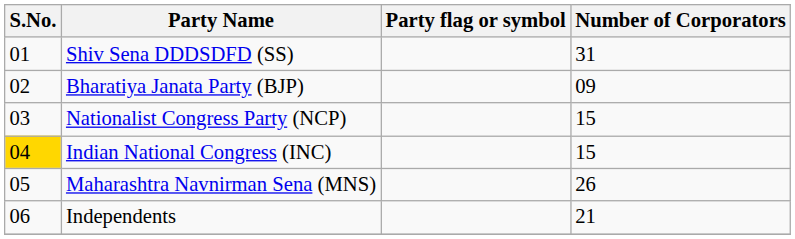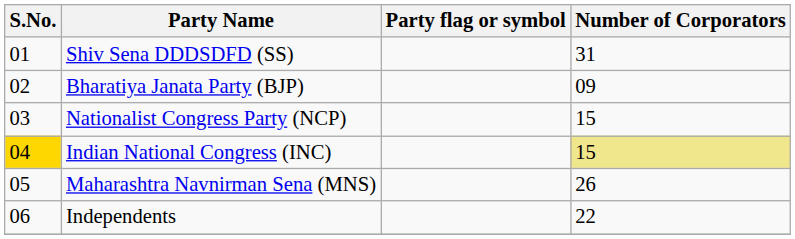(586, 151) no background -> (586, 151) khaki background
(586, 217) 21 -> (586, 217) 22
